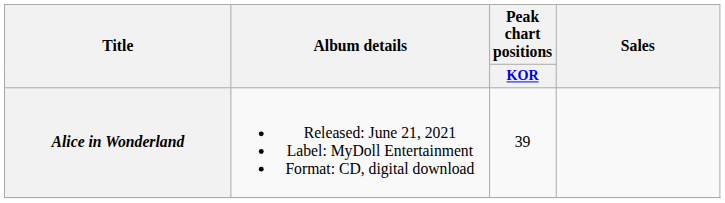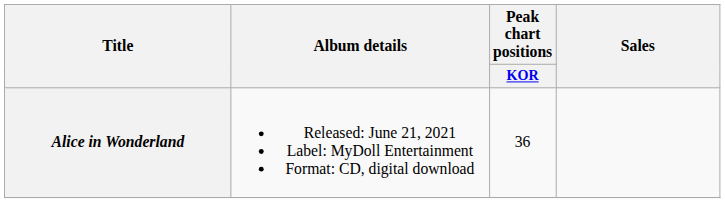(523, 142) 39 -> (523, 142) 36
